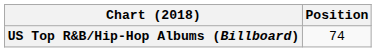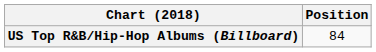(337, 37) 74 -> (337, 37) 84
